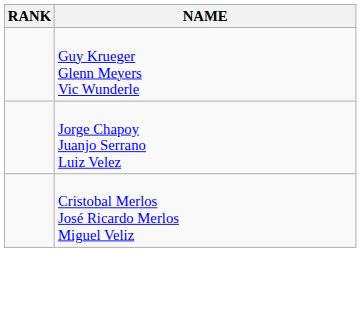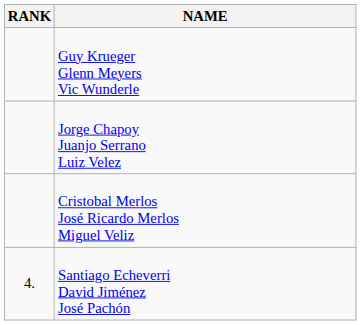+ row: (114, 291)
